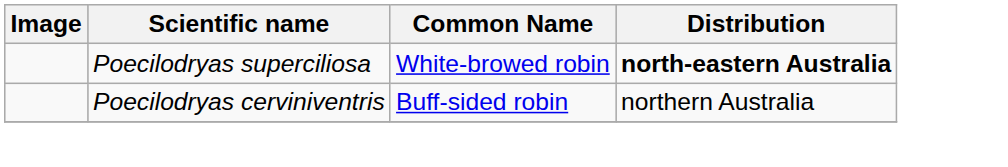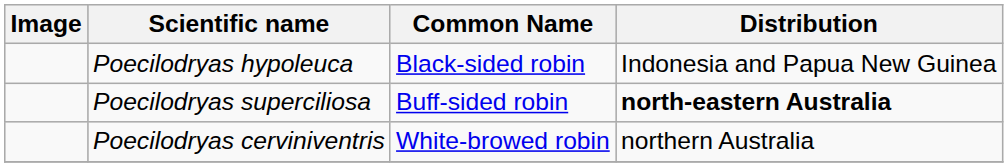+ row: (223, 63)
(503, 63) White-browed robin -> (482, 102) Buff-sided robin
(482, 102) Buff-sided robin -> (503, 141) White-browed robin
